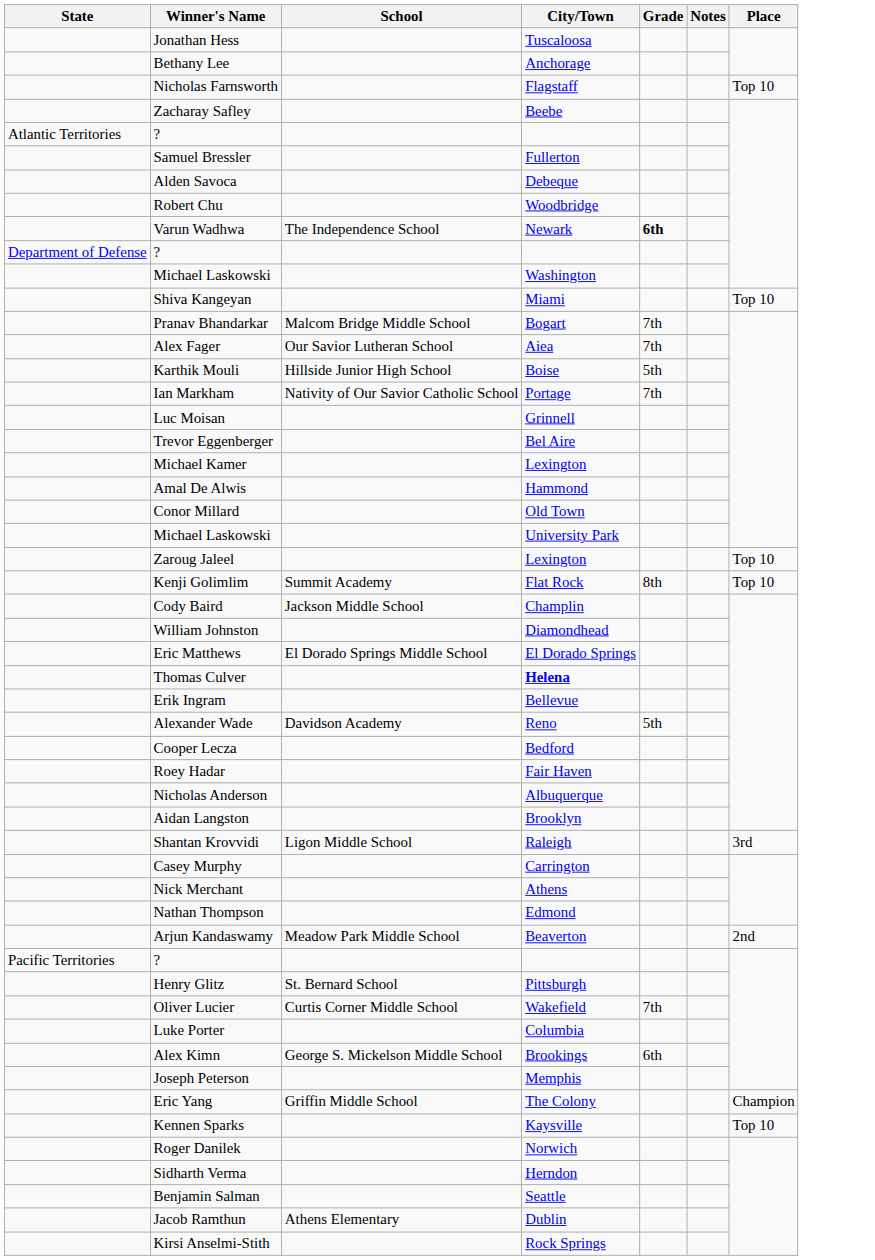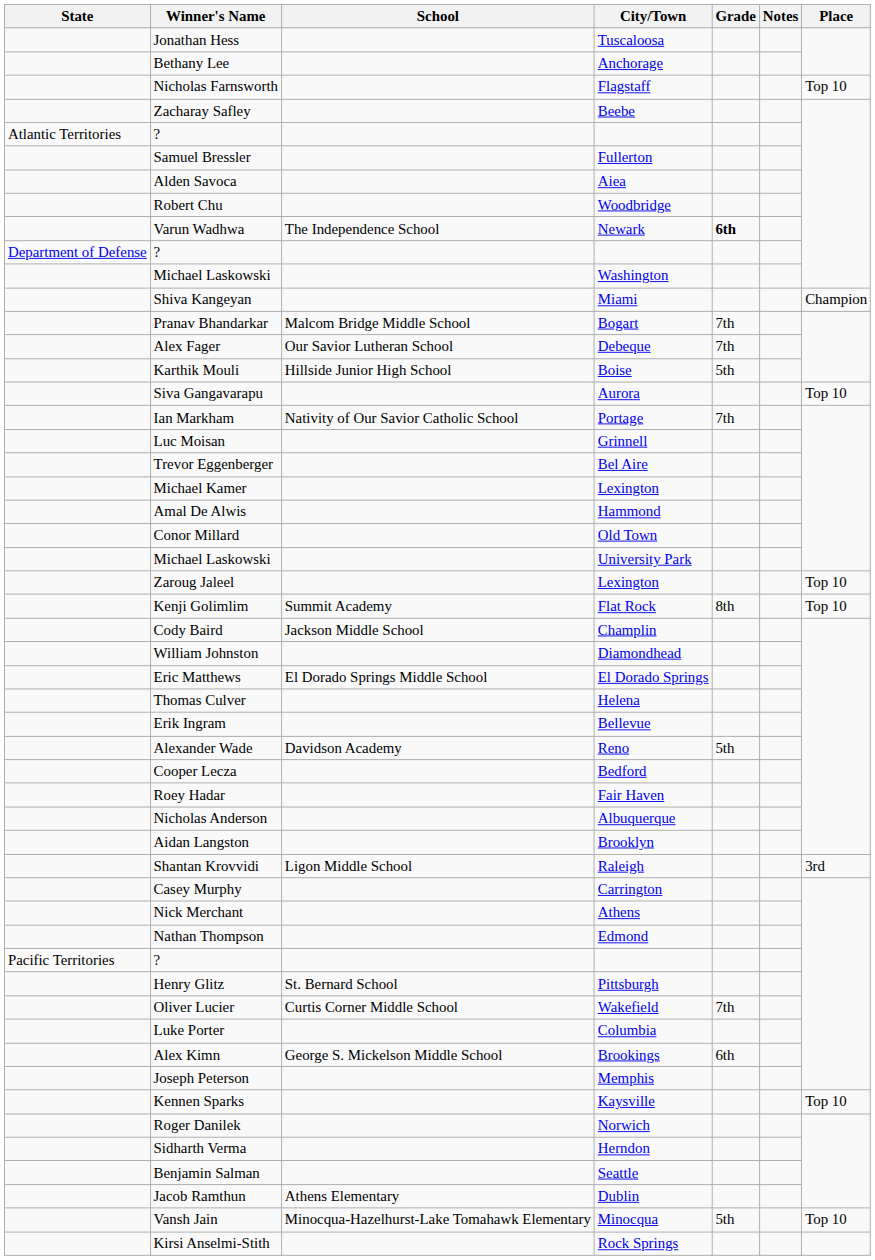(552, 181) Debeque -> (612, 181) Aiea
(753, 299) Top 10 -> (836, 299) Champion
(539, 346) Aiea -> (624, 346) Debeque
+ row: (77, 394)
(548, 677) bold -> (619, 700) normal
- row: (77, 937)
- row: (77, 1102)
+ row: (77, 1220)
